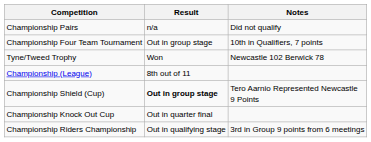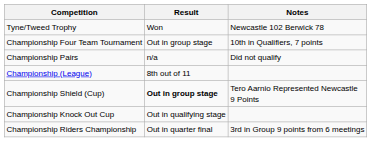rows swapped: (41, 58) <-> (42, 27)
(180, 114) Out in quarter final -> (186, 114) Out in qualifying stage
(186, 130) Out in qualifying stage -> (180, 130) Out in quarter final
